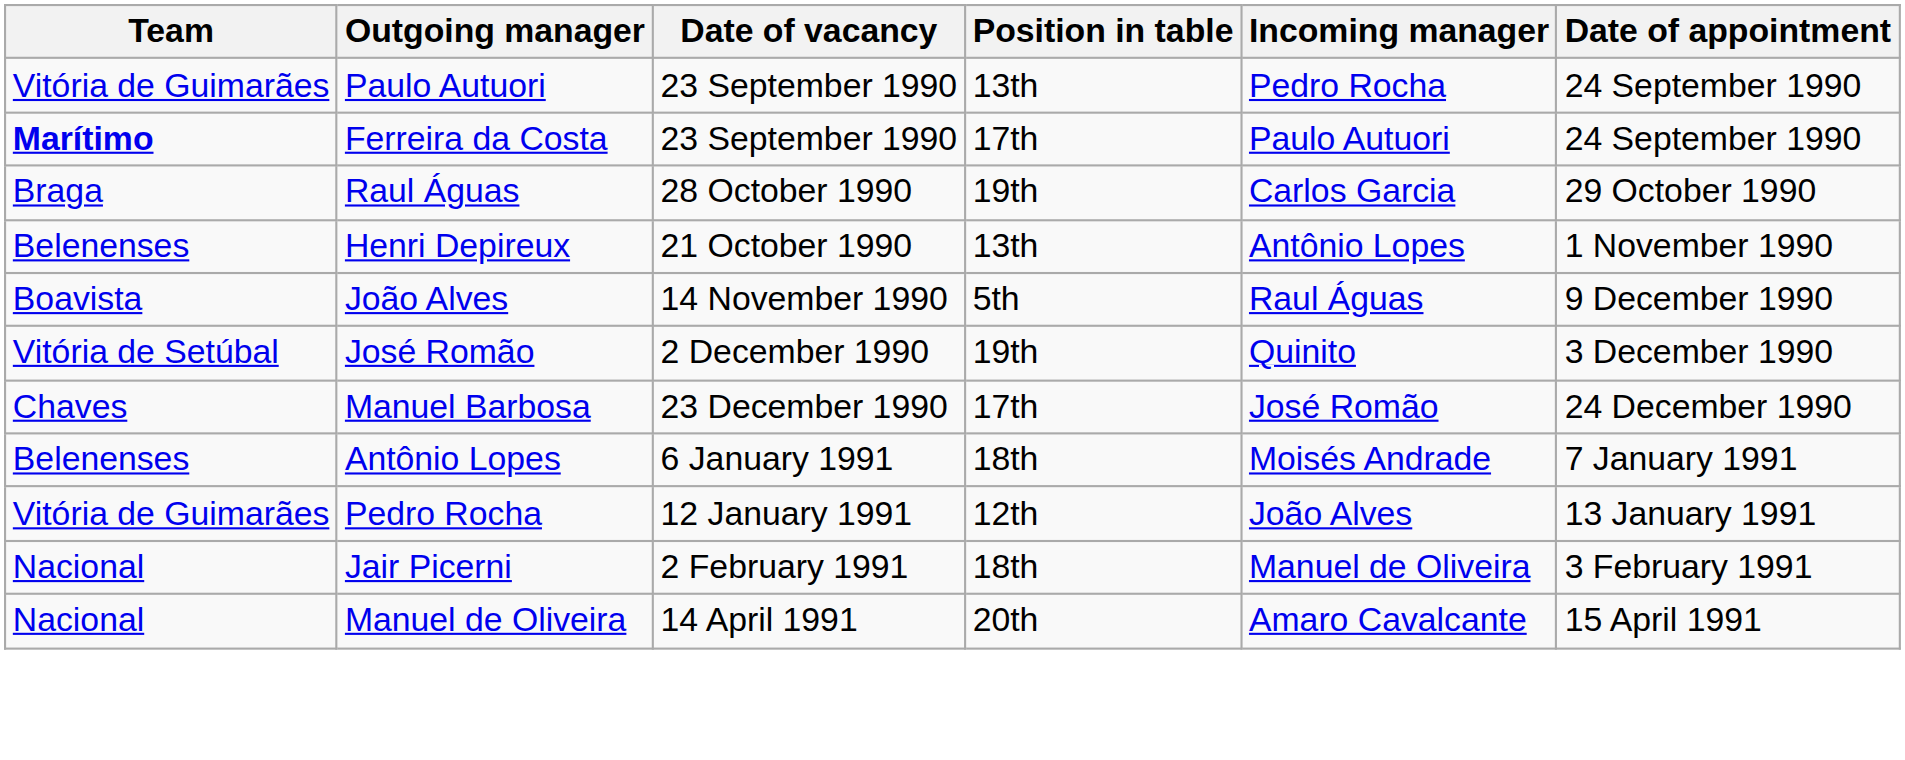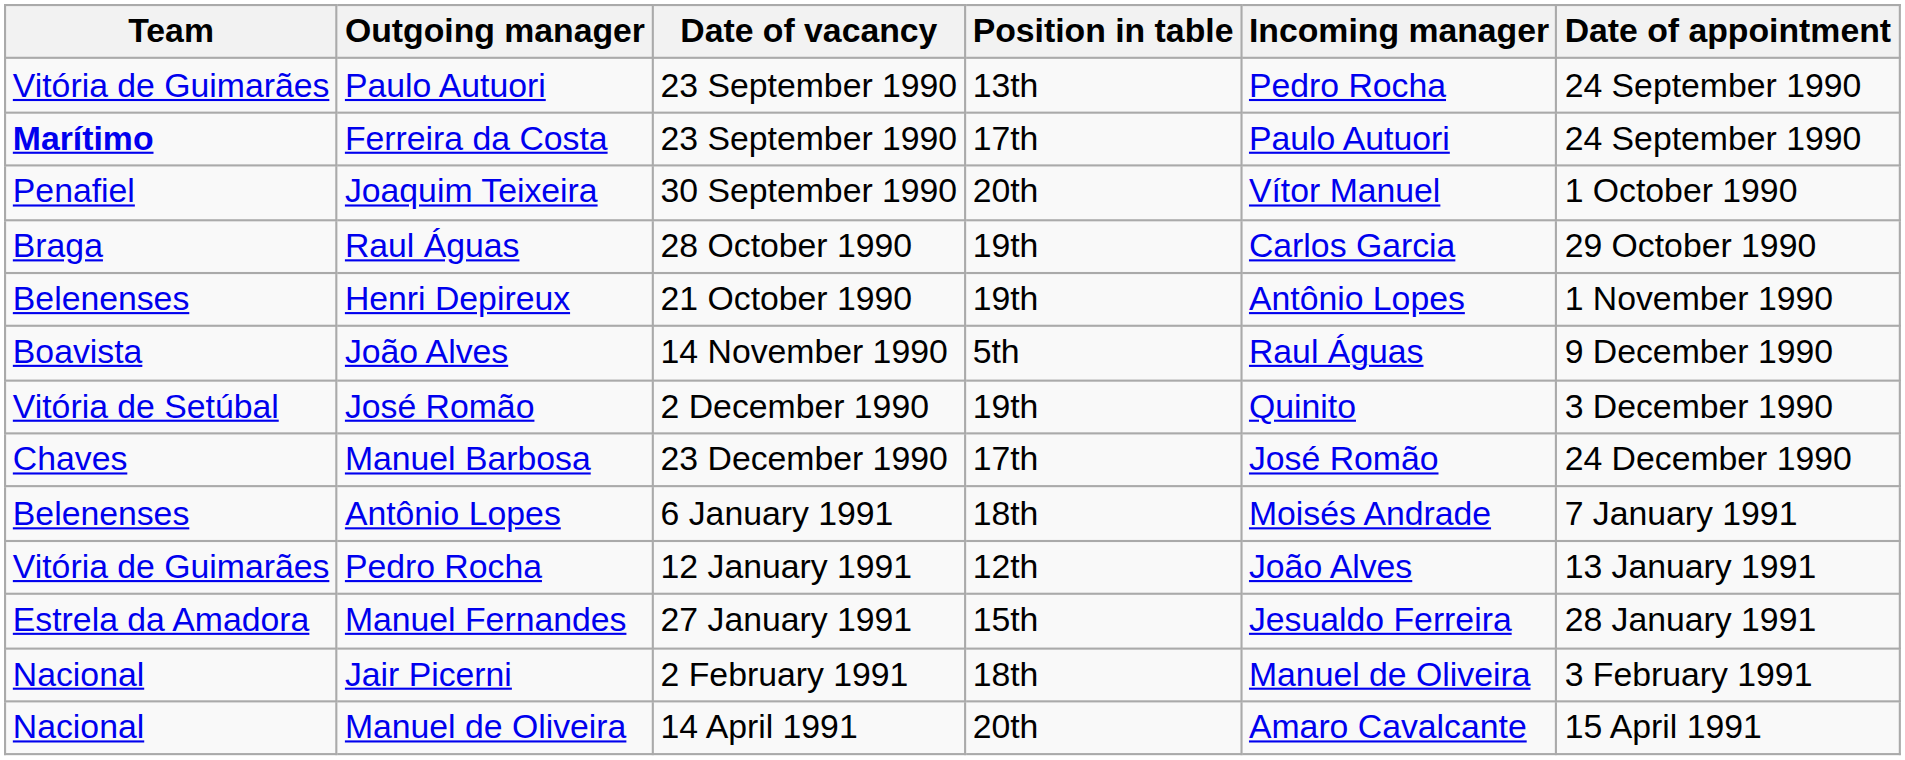+ row: (471, 191)
(1006, 245) 13th -> (1006, 298) 19th
+ row: (486, 620)
